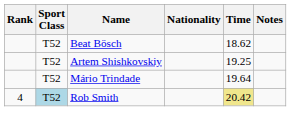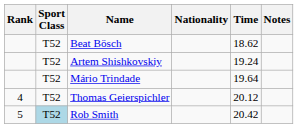(238, 61) 19.25 -> (246, 61) 19.24
+ row: (120, 97)
(20, 97) 4 -> (20, 114) 5
(238, 97) khaki background -> (246, 114) no background
